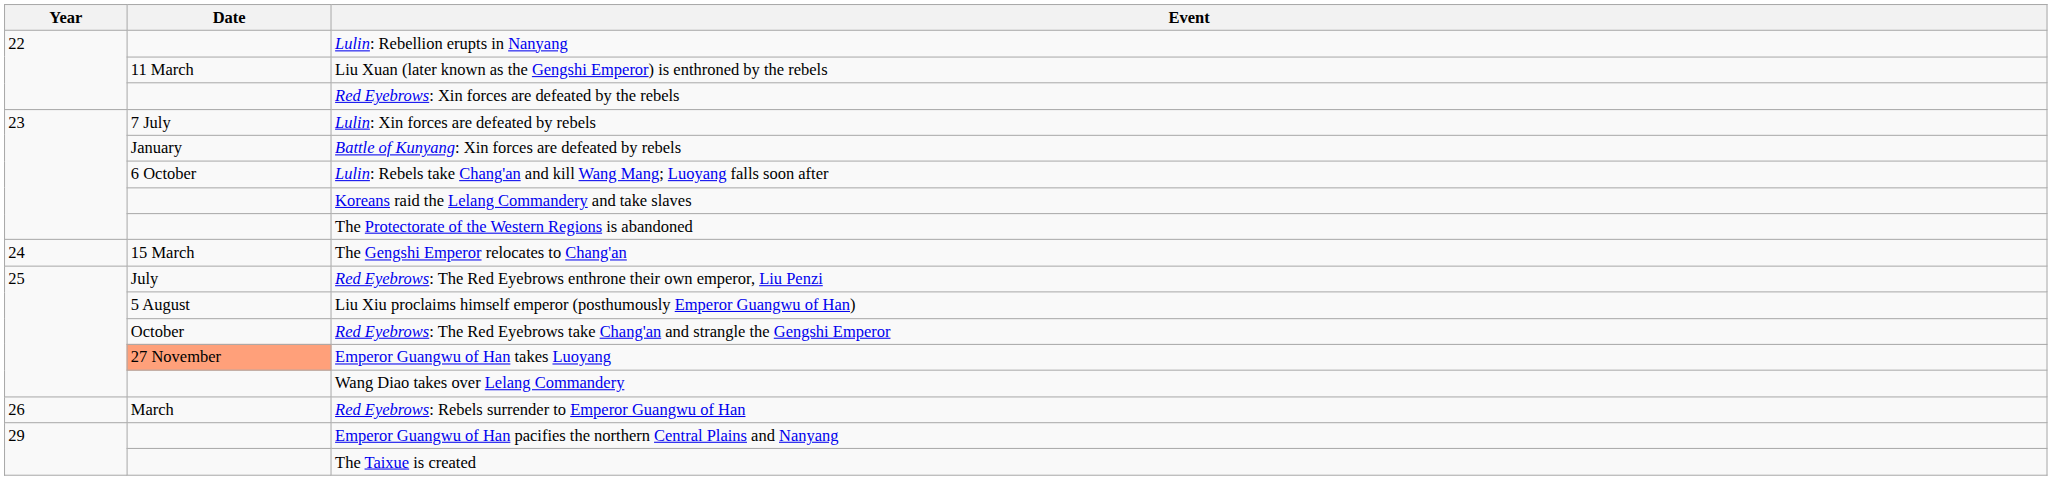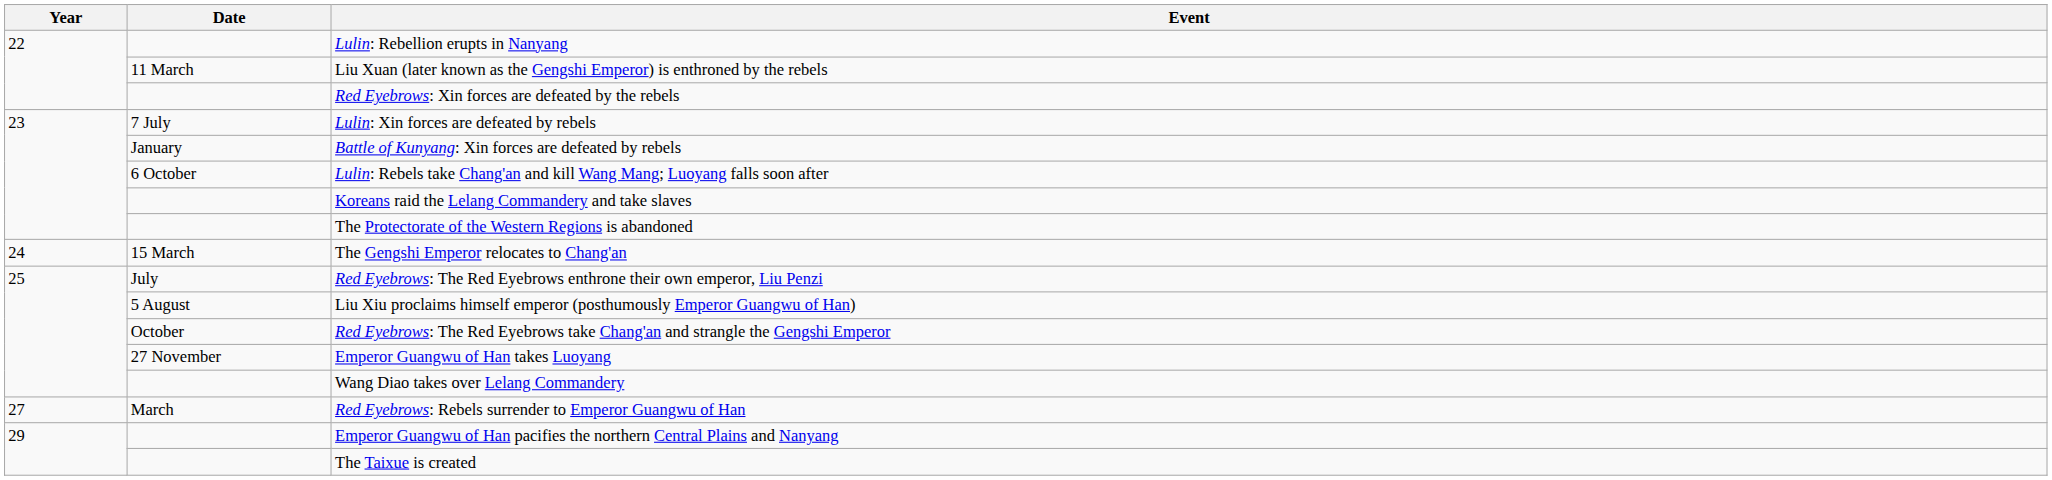(176, 357) lightsalmon background -> (176, 357) no background
(17, 409) 26 -> (17, 409) 27
